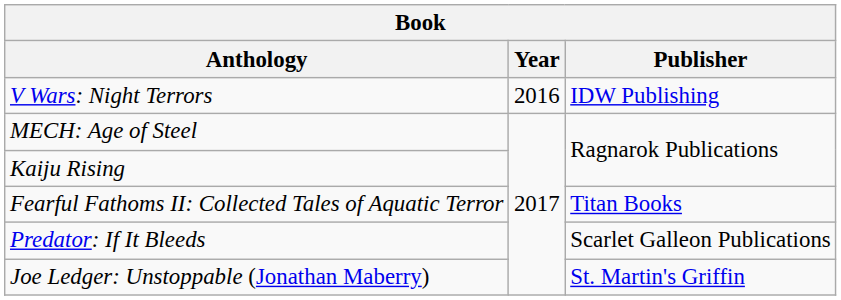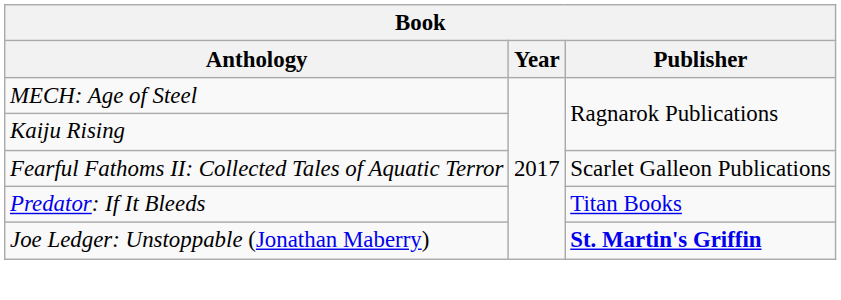- row: (111, 95)
(626, 204) Titan Books -> (700, 167) Scarlet Galleon Publications
(700, 240) Scarlet Galleon Publications -> (626, 204) Titan Books
(658, 276) normal -> (666, 240) bold
